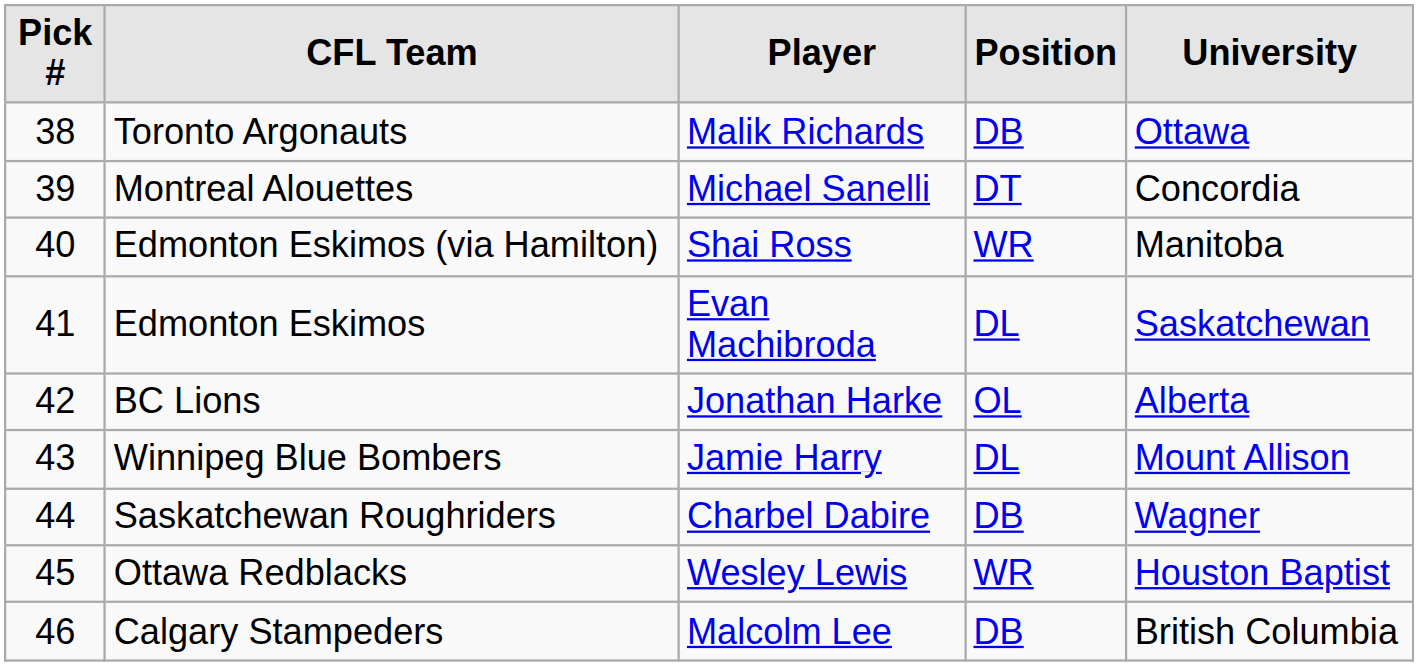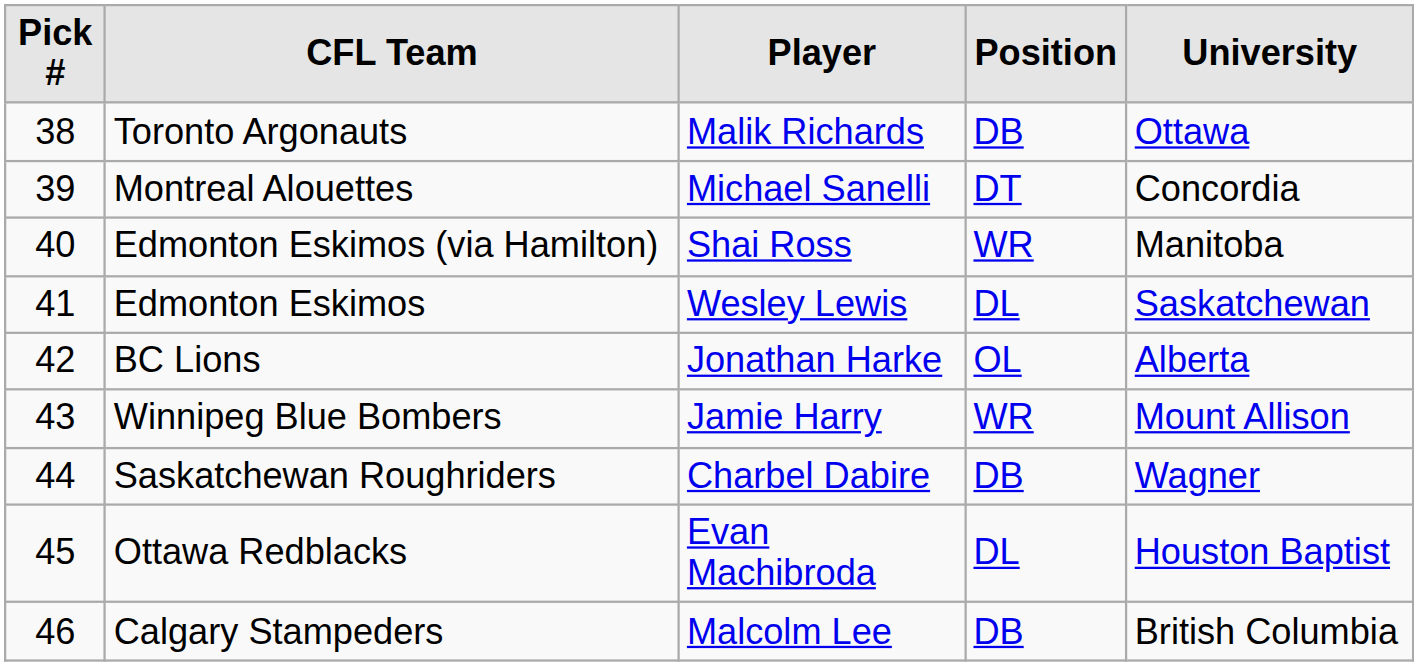(781, 323) Evan Machibroda -> (797, 303) Wesley Lewis
(997, 458) DL -> (1004, 417) WR
(797, 573) Wesley Lewis -> (781, 552) Evan Machibroda
(1004, 573) WR -> (997, 552) DL
